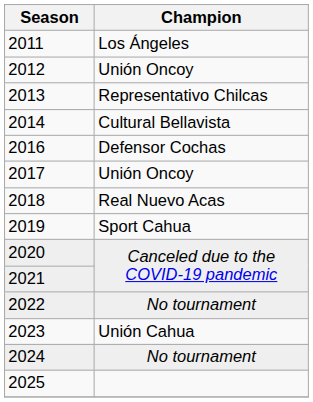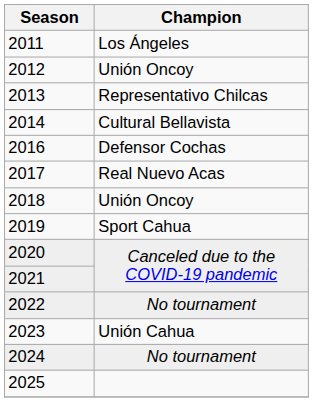(146, 174) Unión Oncoy -> (162, 174) Real Nuevo Acas
(162, 200) Real Nuevo Acas -> (146, 200) Unión Oncoy
